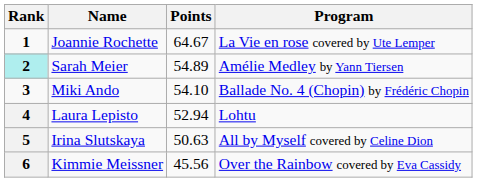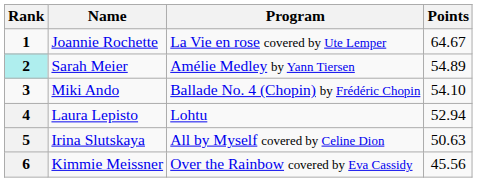columns swapped: (191, 16) <-> (344, 16)
